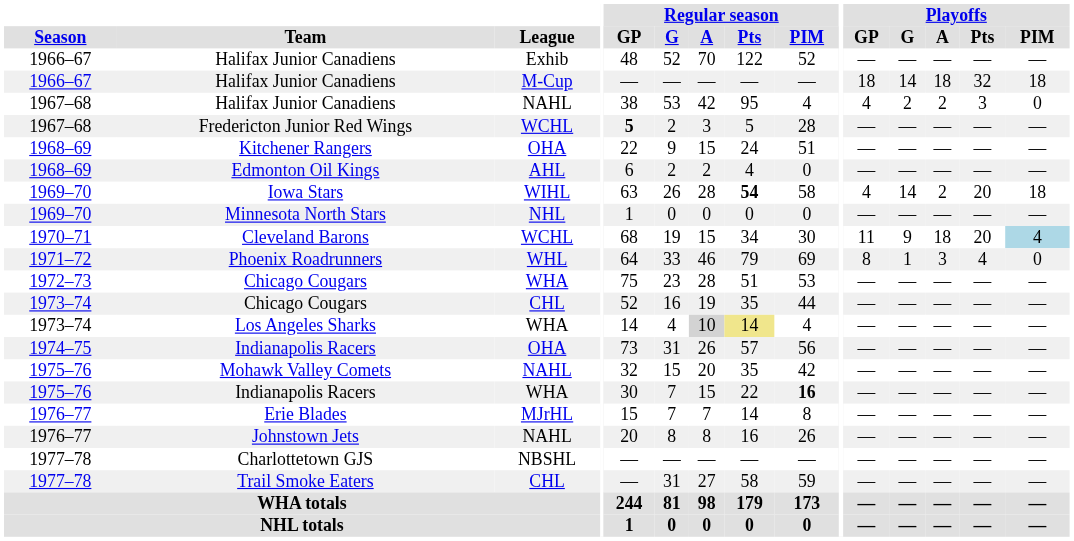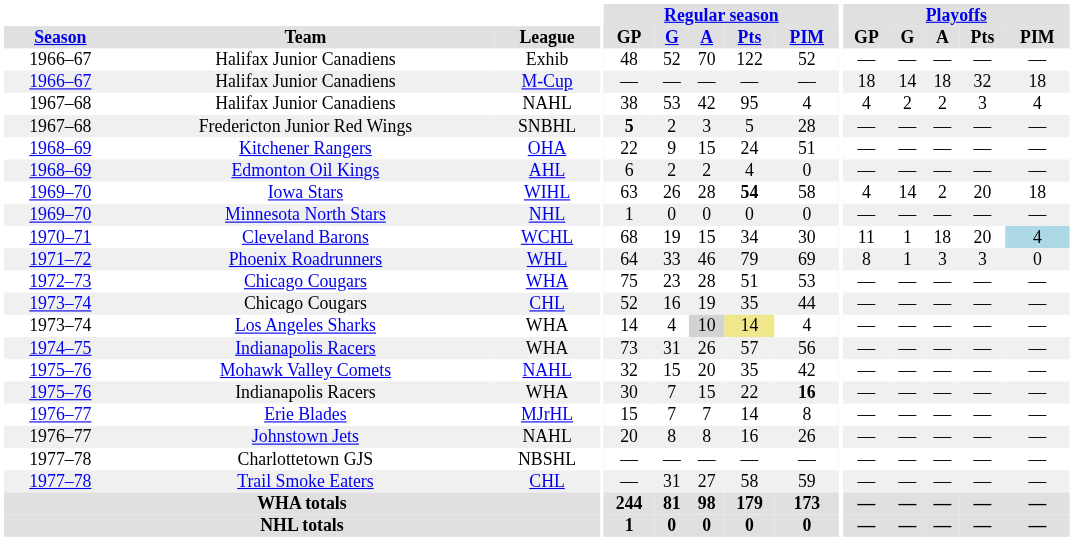(1037, 103) 0 -> (1037, 103) 4
(547, 126) WCHL -> (547, 126) SNBHL
(907, 237) 9 -> (907, 237) 1
(982, 259) 4 -> (982, 259) 3
(547, 348) OHA -> (547, 348) WHA
